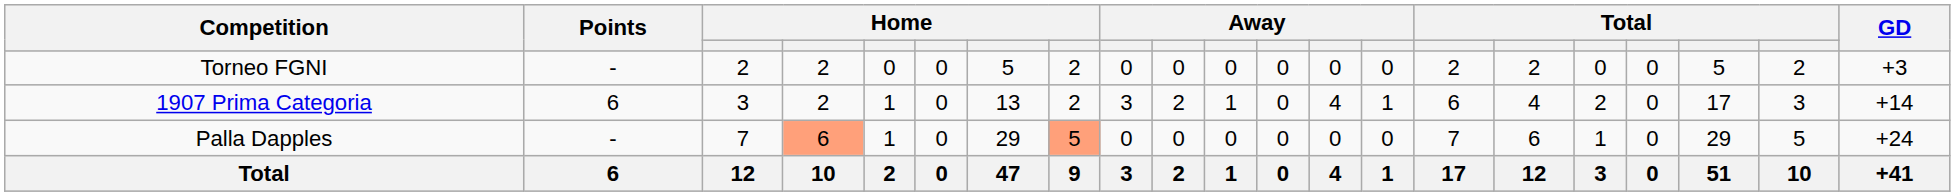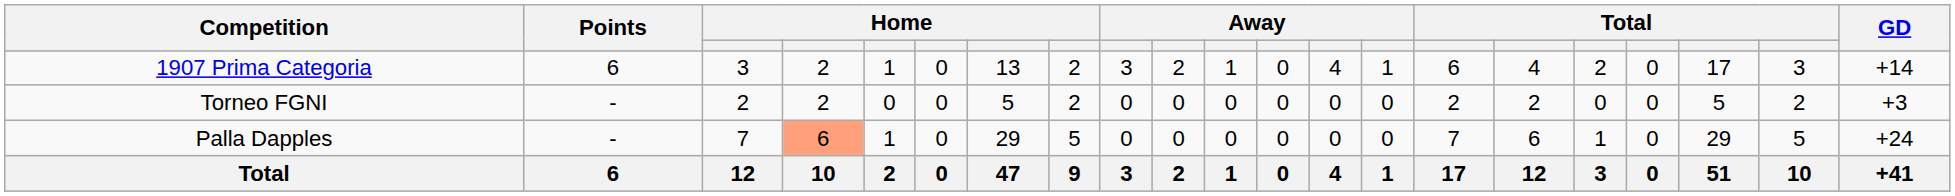rows swapped: (264, 103) <-> (264, 68)
(1074, 138) lightsalmon background -> (1074, 138) no background
